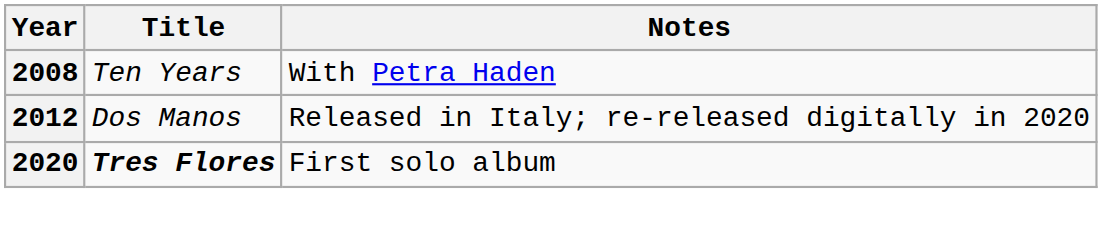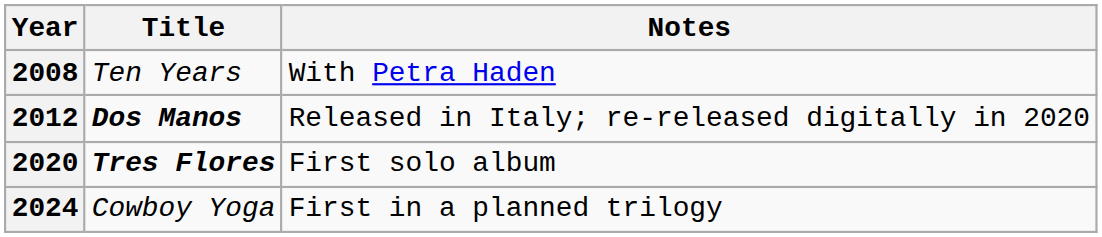(167, 118) normal -> (167, 118) bold
+ row: (45, 209)
